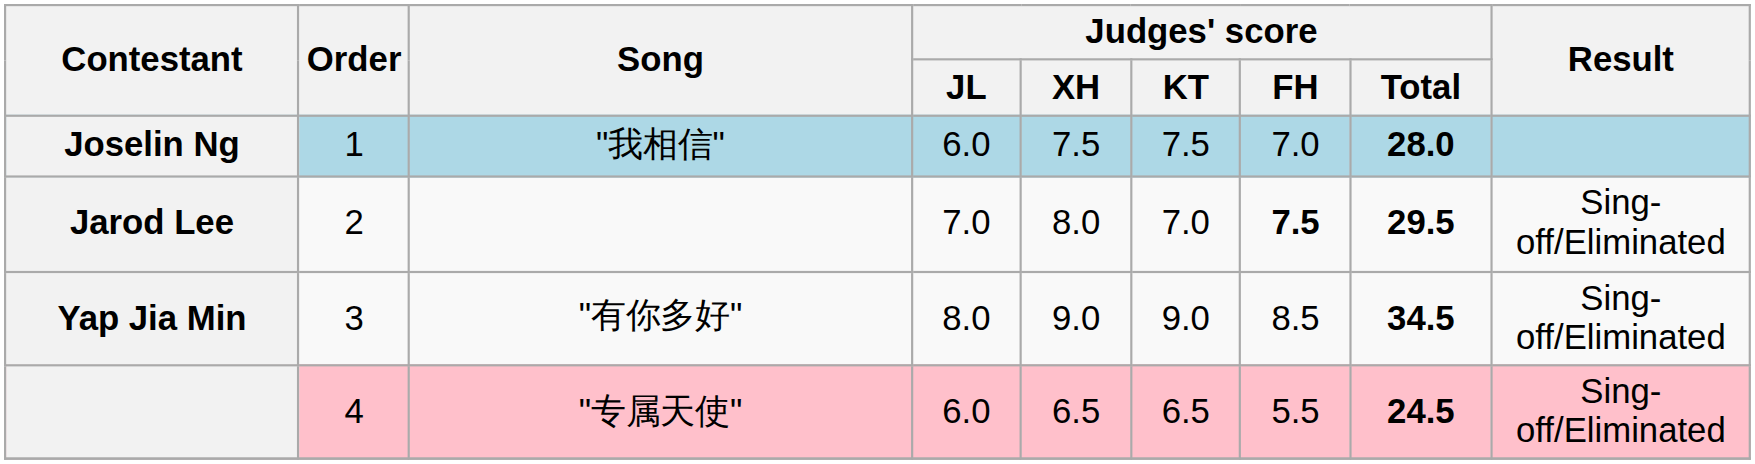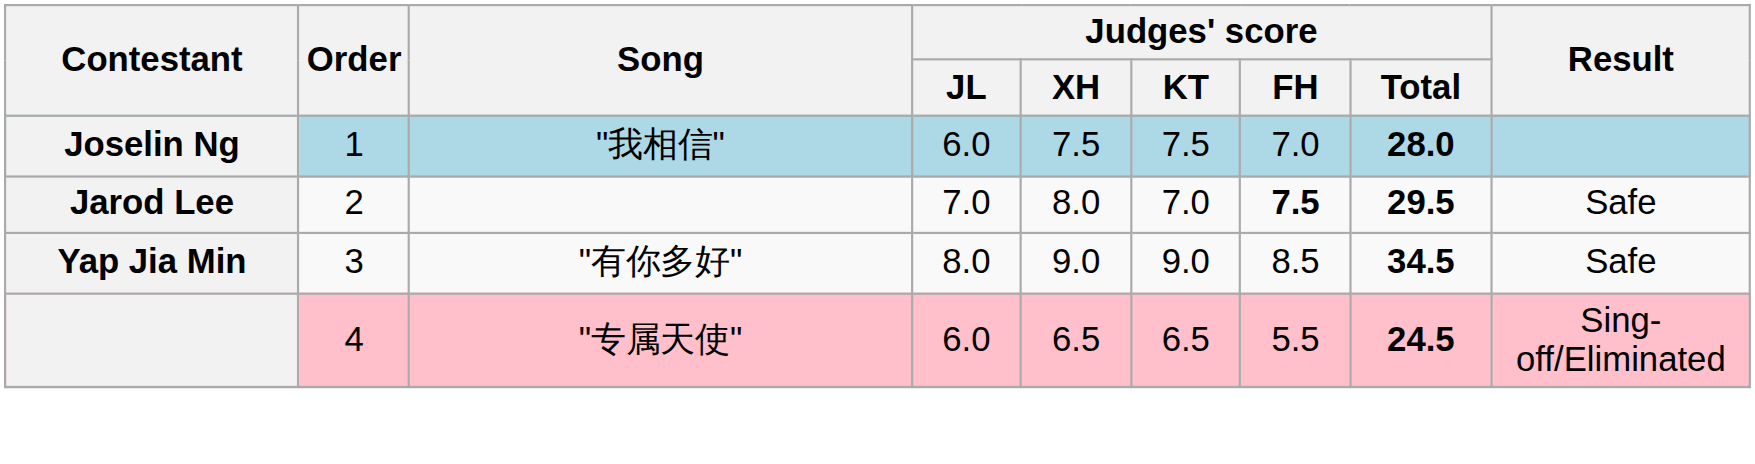(1621, 223) Sing-off/Eliminated -> (1621, 203) Safe
(1621, 317) Sing-off/Eliminated -> (1621, 262) Safe
